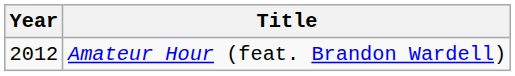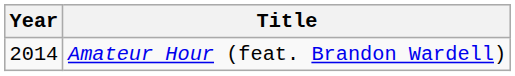(34, 54) 2012 -> (34, 54) 2014
